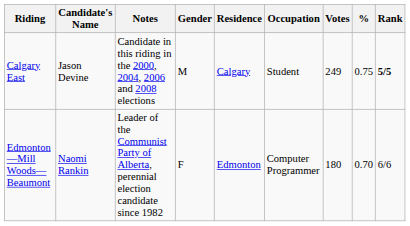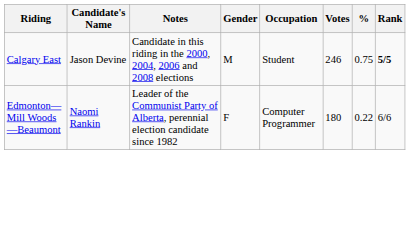- column: (239, 18)
(333, 71) 249 -> (333, 59) 246
(364, 165) 0.70 -> (364, 117) 0.22
